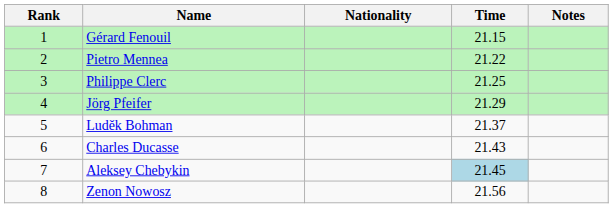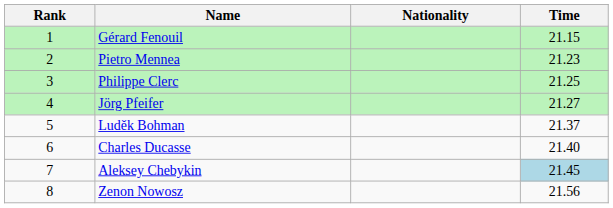- column: (568, 15)
(490, 59) 21.22 -> (564, 59) 21.23
(490, 103) 21.29 -> (564, 103) 21.27
(490, 147) 21.43 -> (564, 147) 21.40
